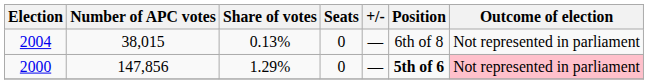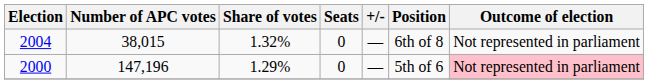(270, 41) 0.13% -> (270, 41) 1.32%
(143, 66) 147,856 -> (143, 66) 147,196
(419, 66) bold -> (419, 66) normal
